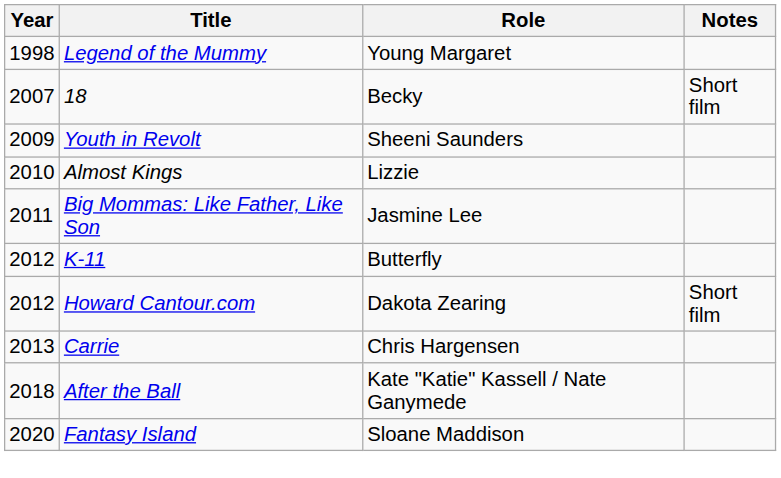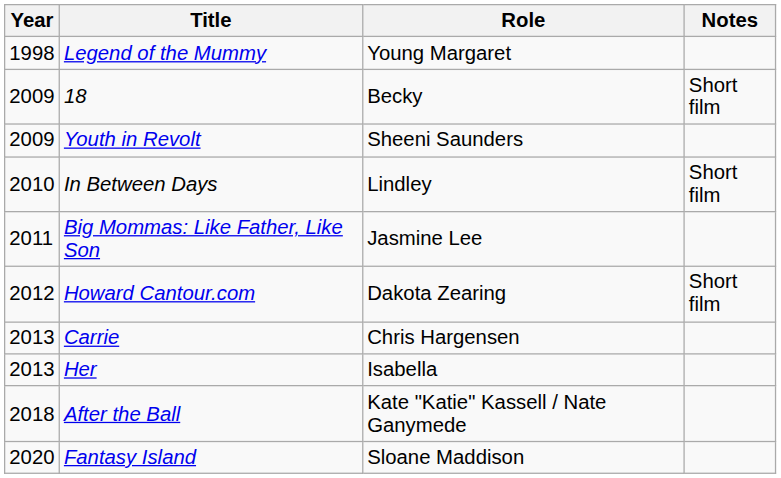(32, 96) 2007 -> (32, 96) 2009
+ row: (141, 183)
- row: (123, 172)
- row: (85, 259)
+ row: (80, 369)
